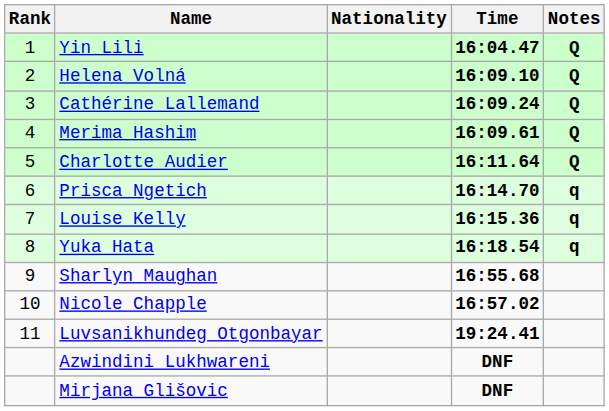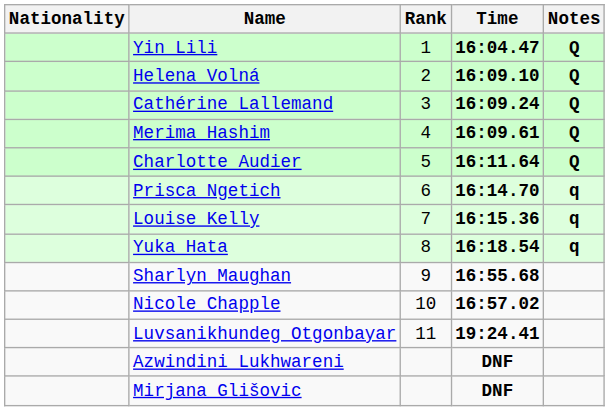columns swapped: (30, 19) <-> (389, 19)
